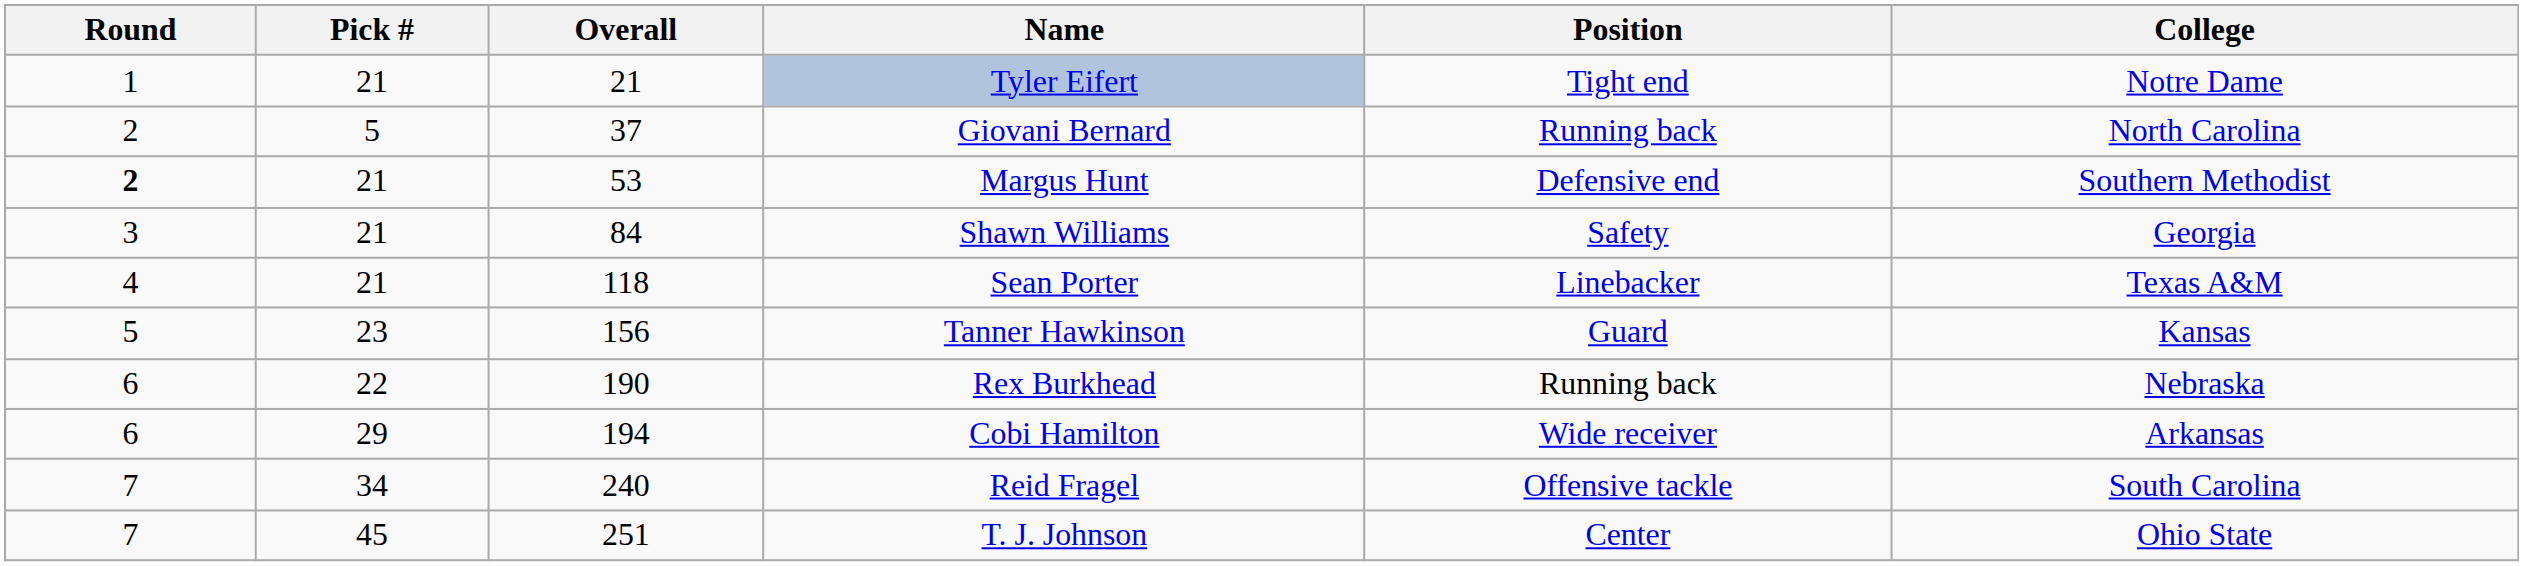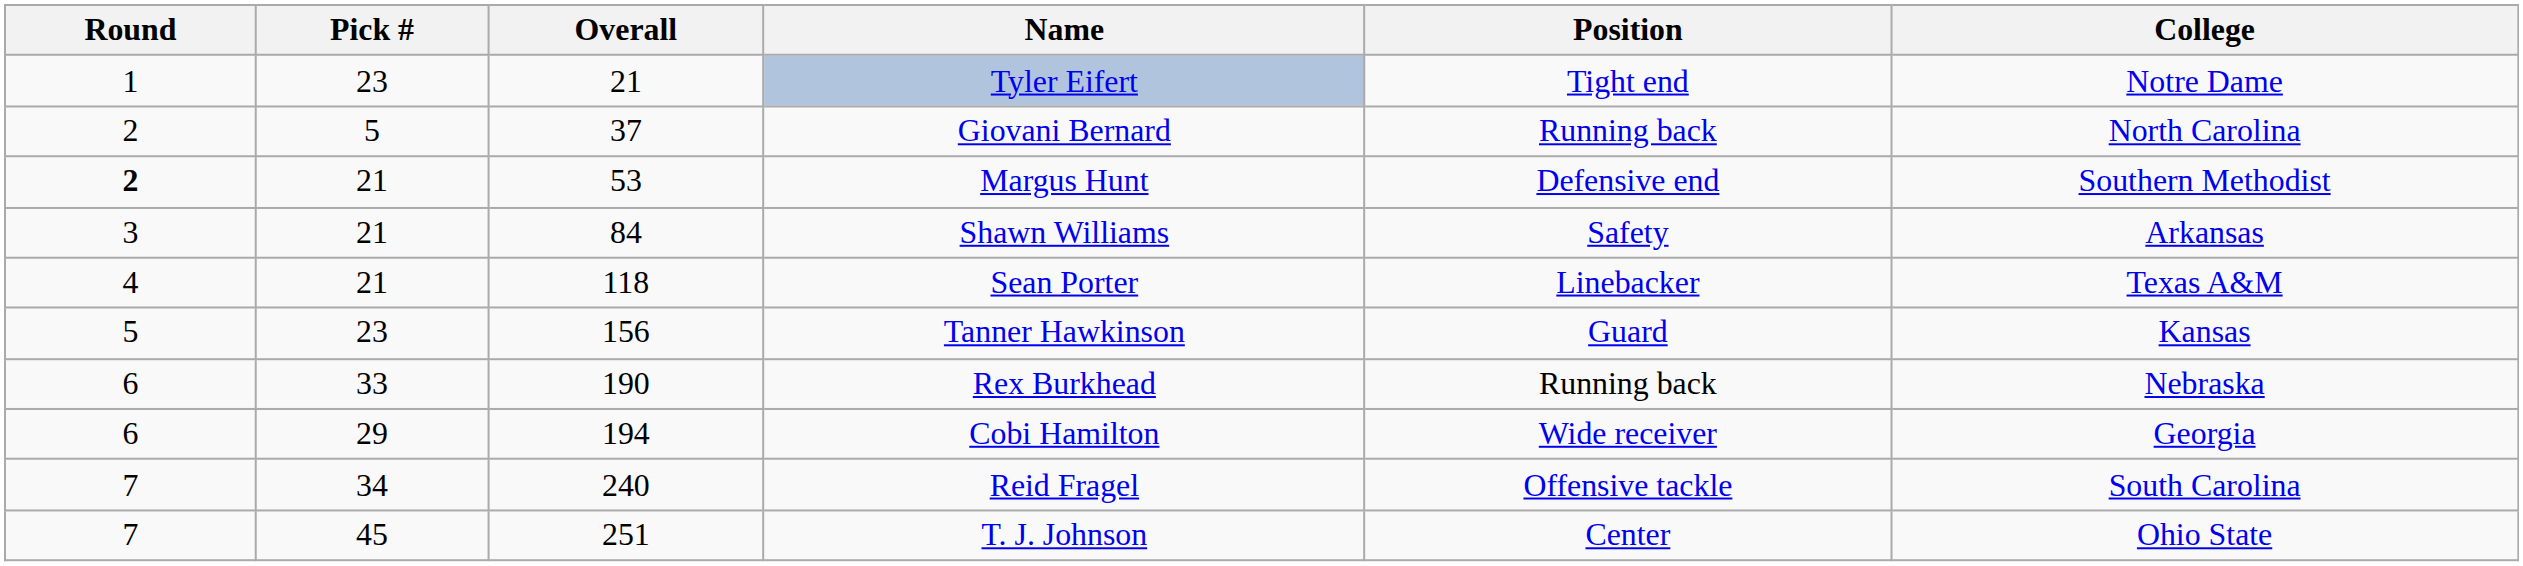(372, 80) 21 -> (372, 80) 23
(2205, 231) Georgia -> (2205, 231) Arkansas
(372, 383) 22 -> (372, 383) 33
(2205, 433) Arkansas -> (2205, 433) Georgia
